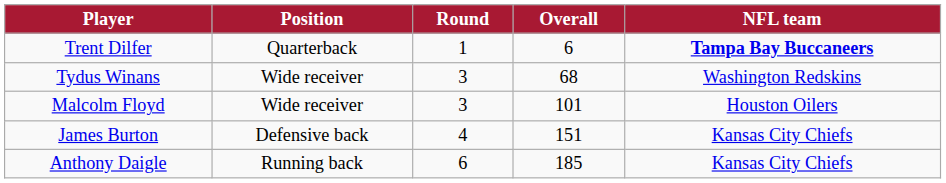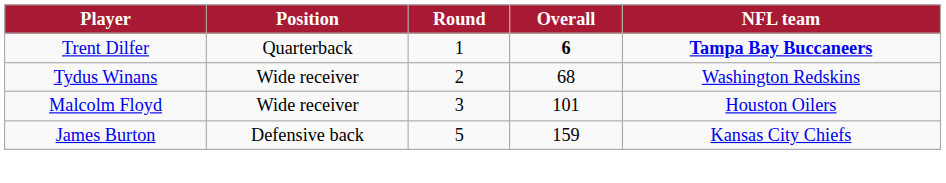(569, 47) normal -> (566, 47) bold
(463, 76) 3 -> (459, 76) 2
(463, 134) 4 -> (459, 134) 5
(569, 134) 151 -> (566, 134) 159
- row: (108, 163)
